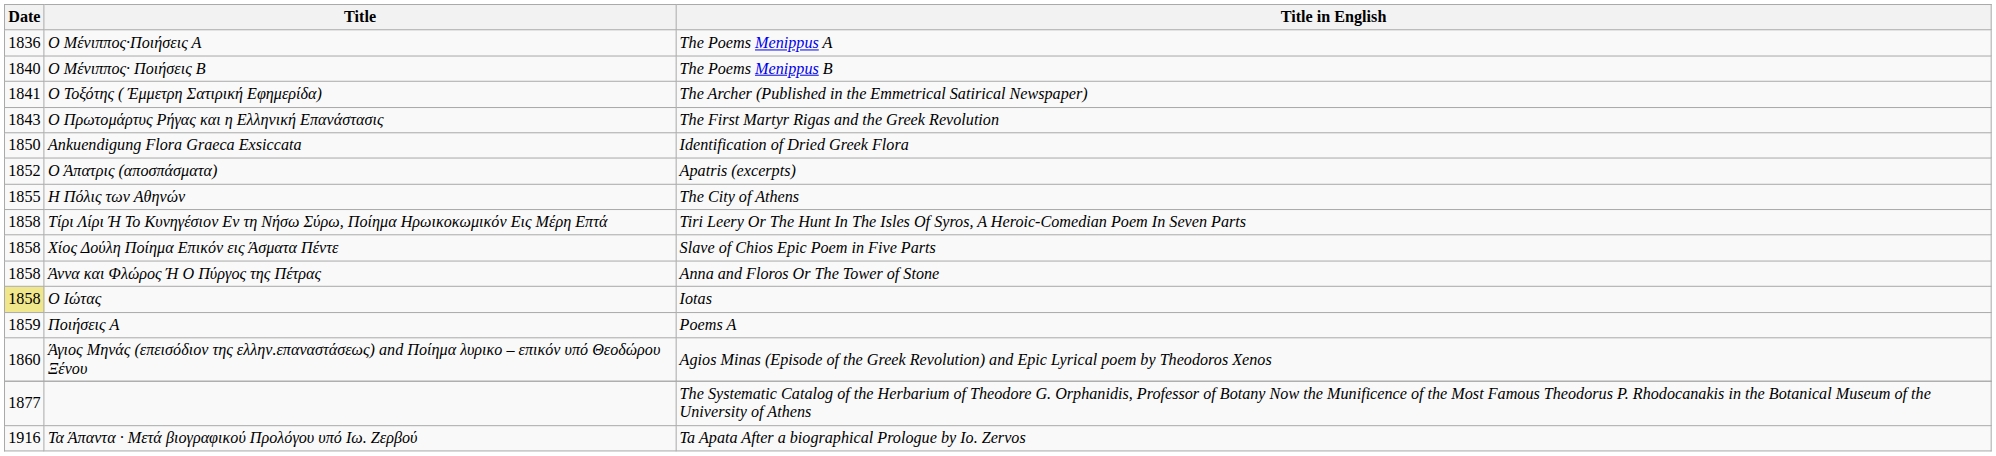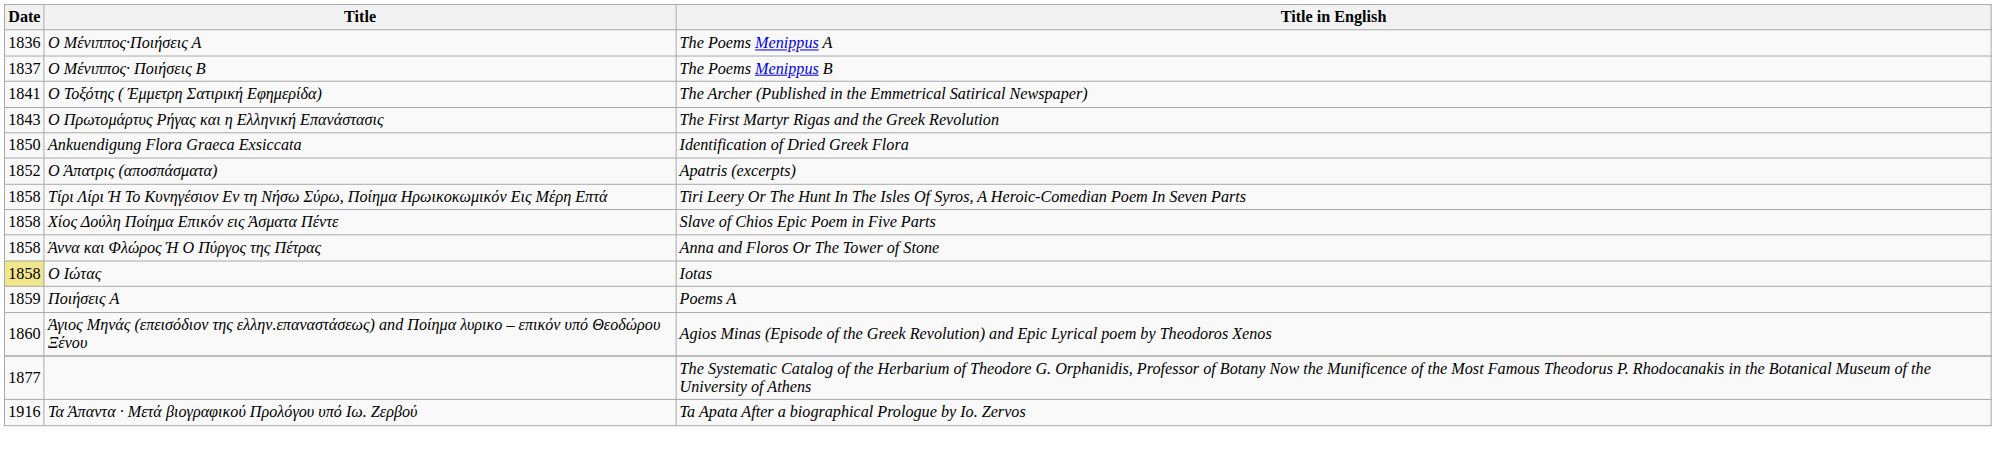(24, 68) 1840 -> (24, 68) 1837
- row: (117, 196)
